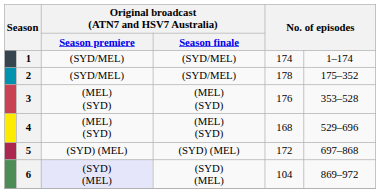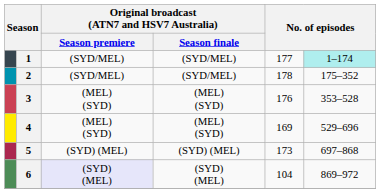(284, 59) 174 -> (284, 59) 177
(340, 59) no background -> (340, 59) paleturquoise background
(284, 128) 168 -> (284, 128) 169
(284, 151) 172 -> (284, 151) 173
